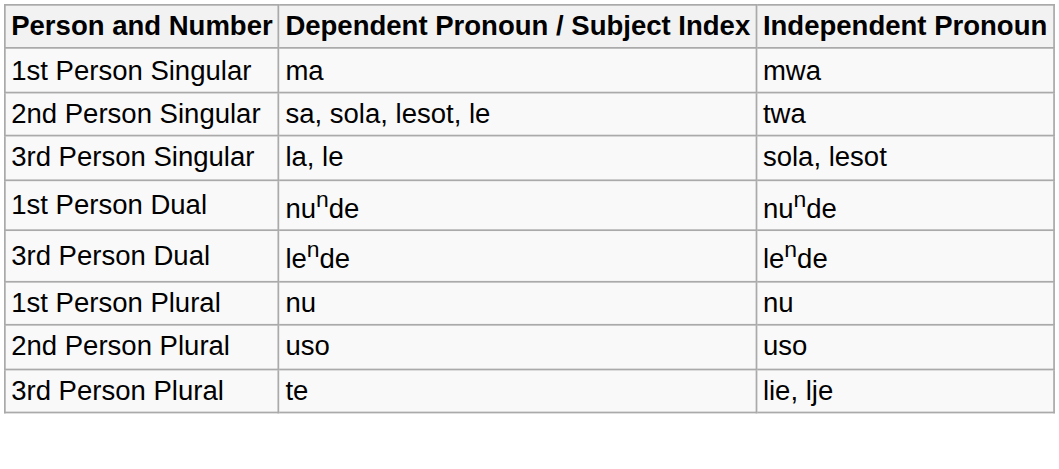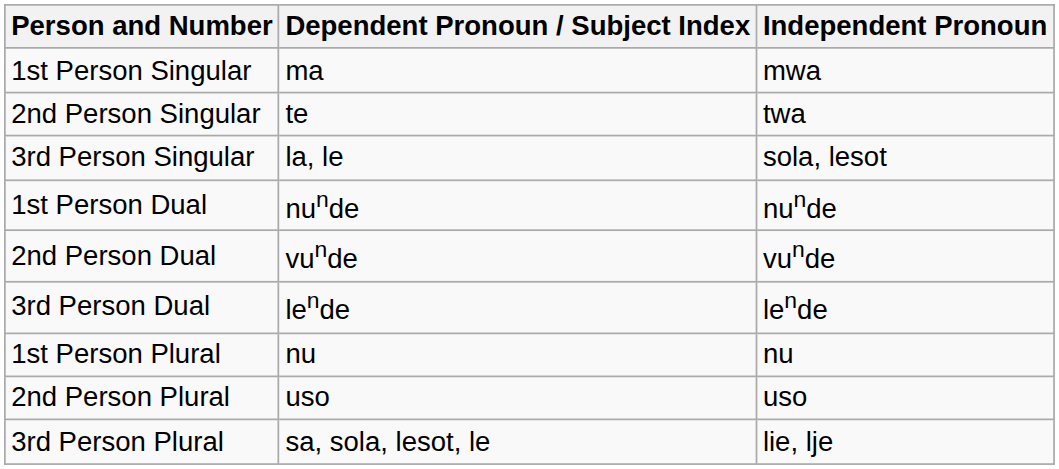(388, 113) sa, sola, lesot, le -> (297, 113) te
+ row: (114, 255)
(297, 390) te -> (388, 441) sa, sola, lesot, le
